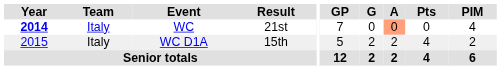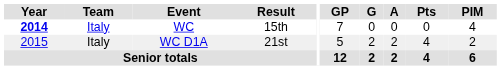(276, 27) 21st -> (276, 27) 15th
(394, 27) lightsalmon background -> (394, 27) no background
(276, 42) 15th -> (276, 42) 21st
